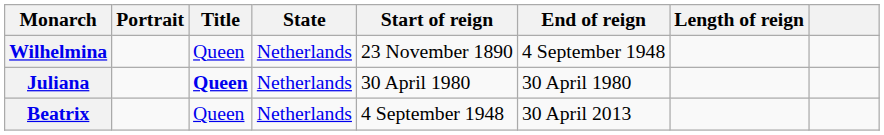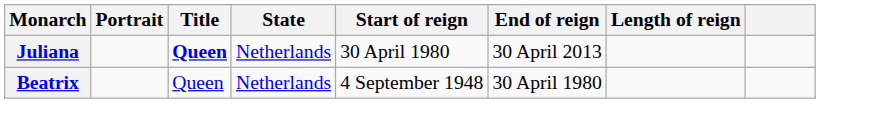- row: (58, 51)
(577, 82) 30 April 1980 -> (547, 51) 30 April 2013
(577, 113) 30 April 2013 -> (547, 82) 30 April 1980
